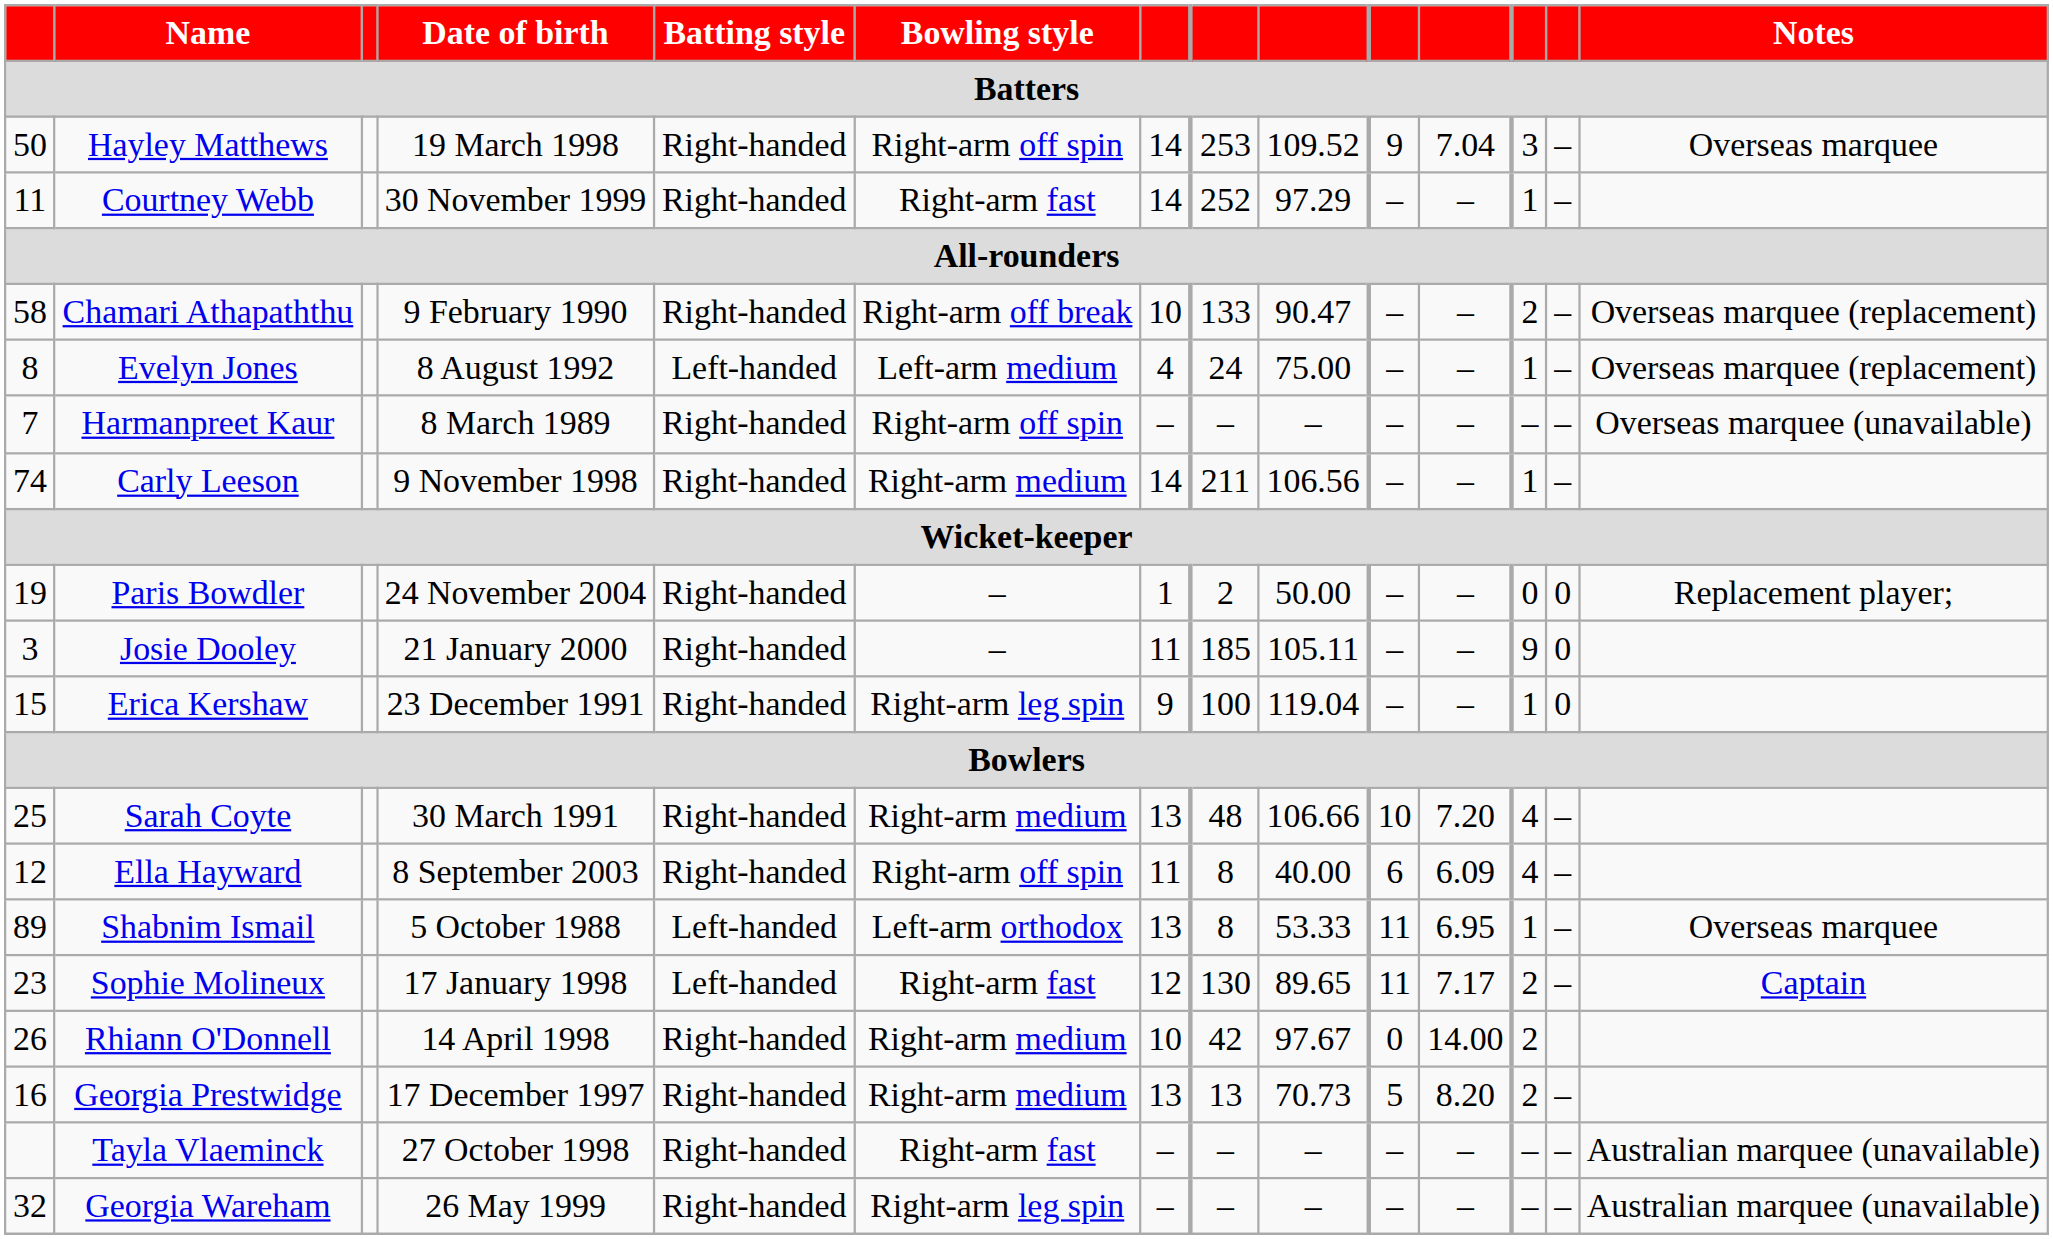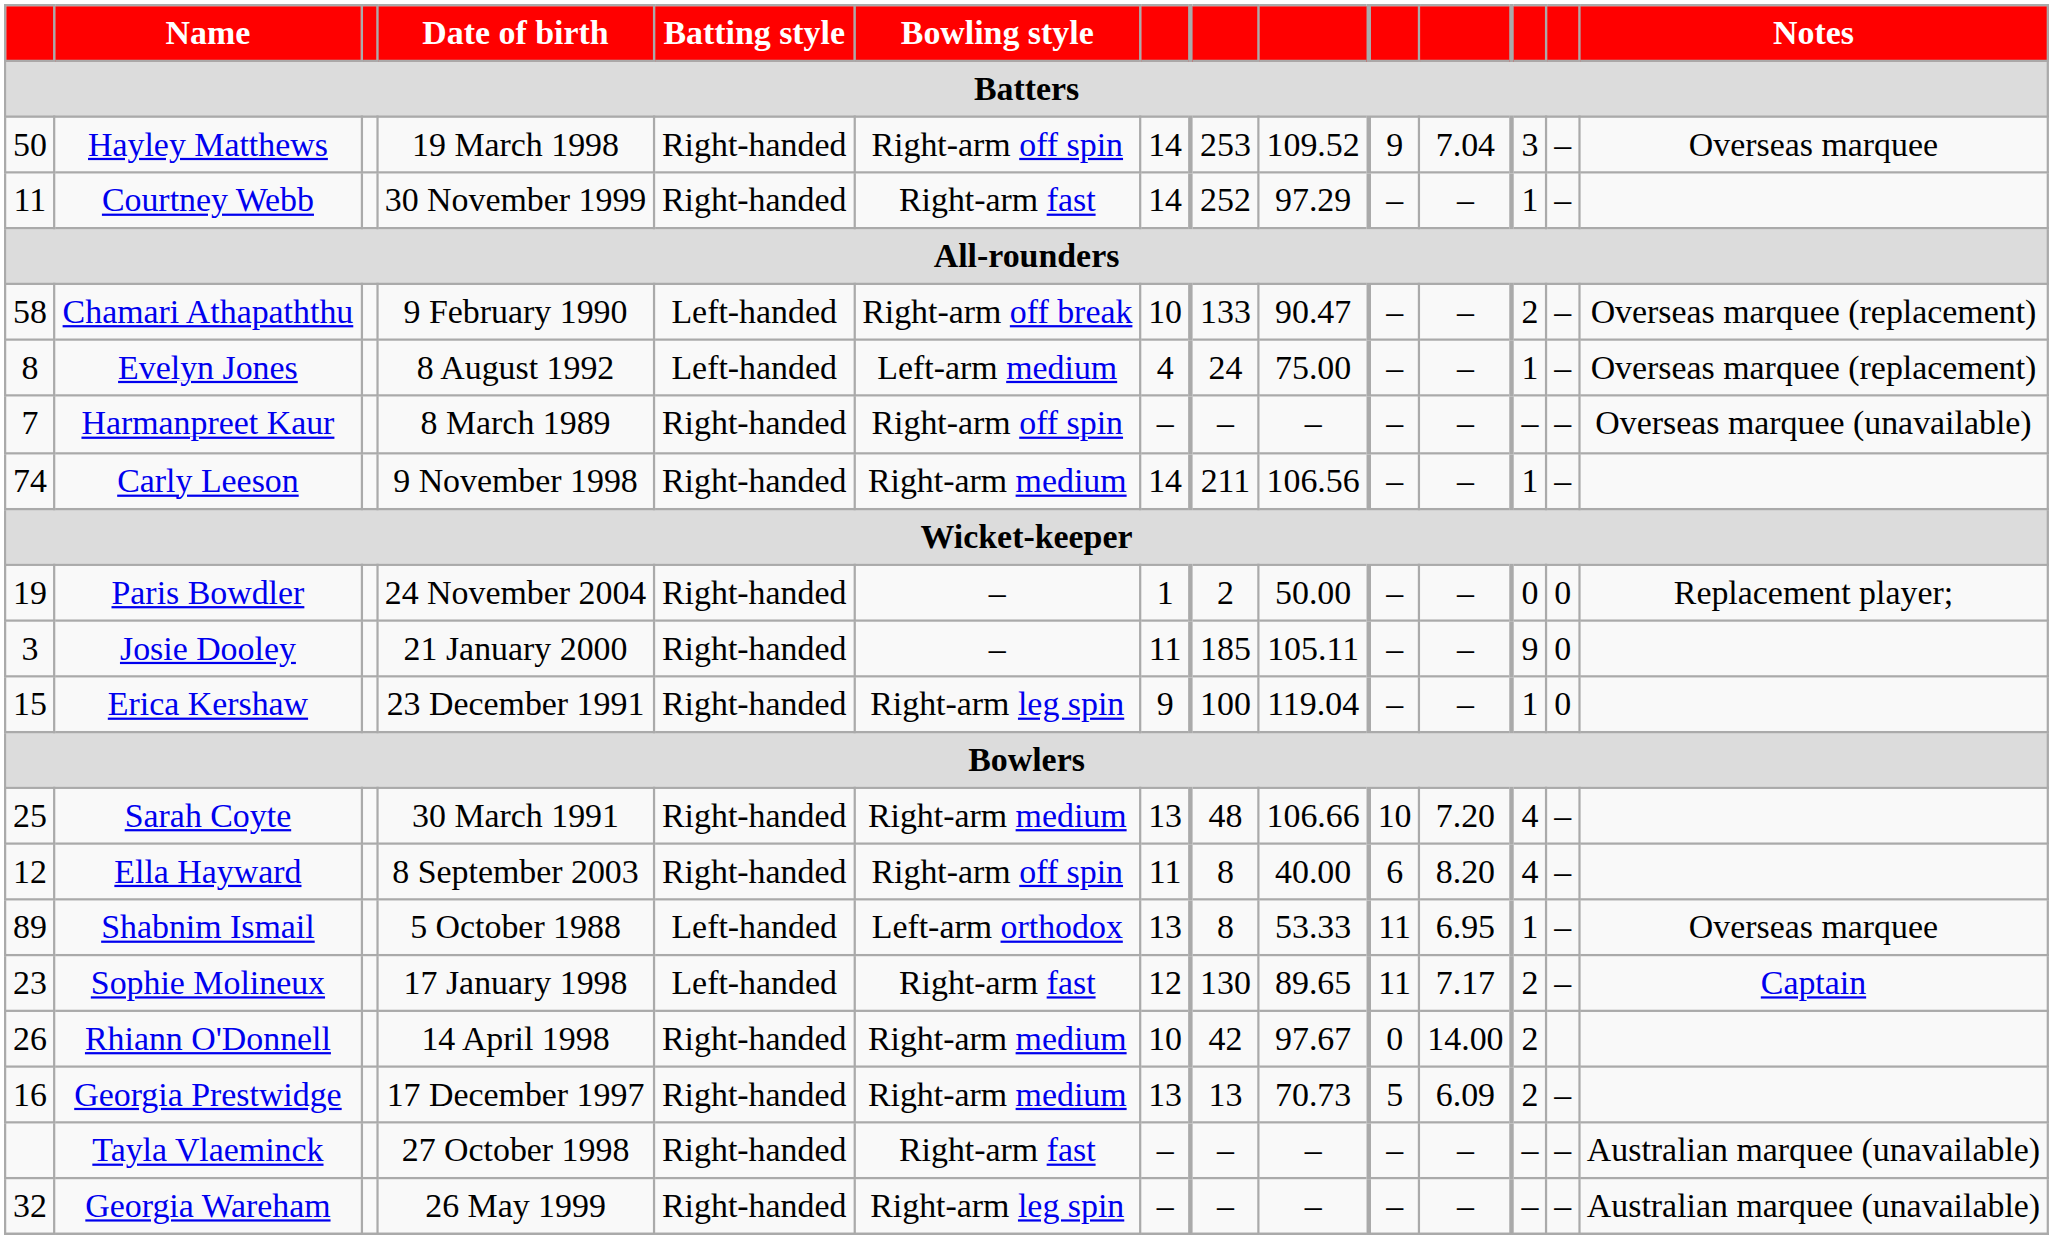(754, 312) Right-handed -> (754, 312) Left-handed
(1465, 870) 6.09 -> (1465, 870) 8.20
(1465, 1094) 8.20 -> (1465, 1094) 6.09
